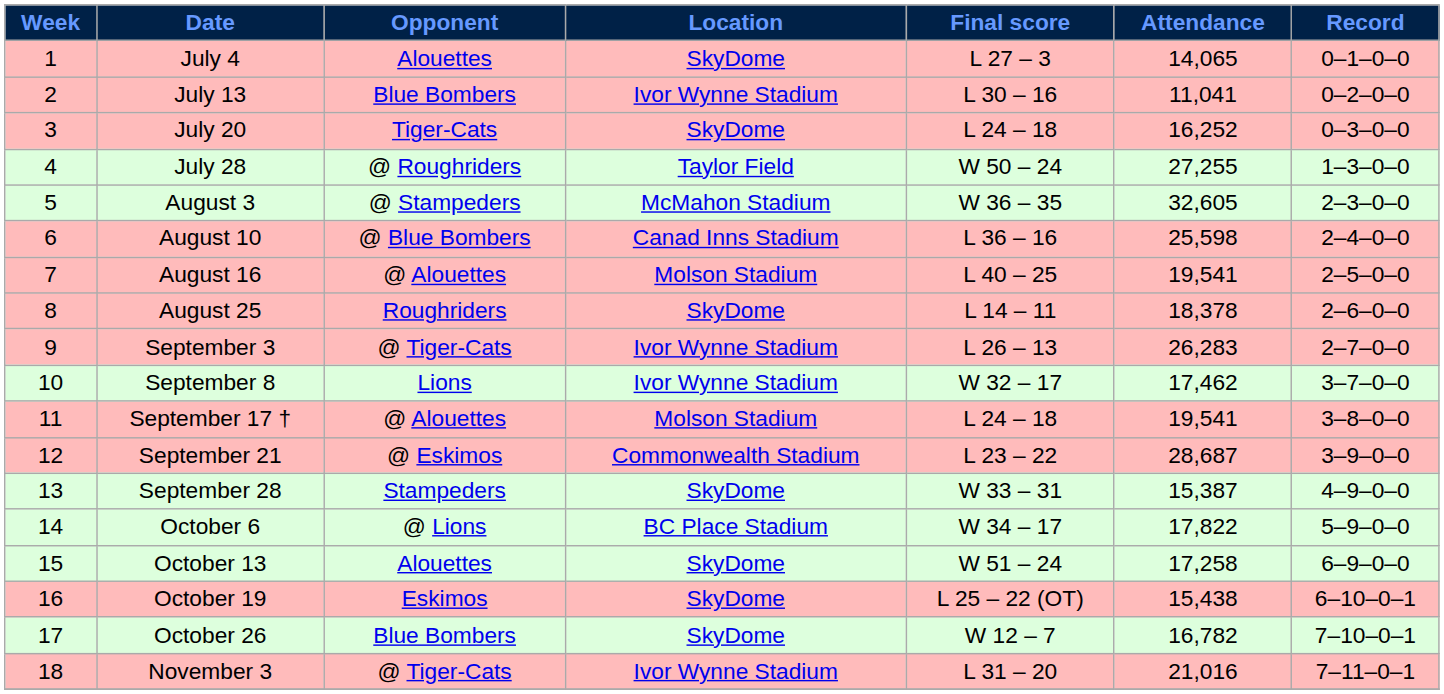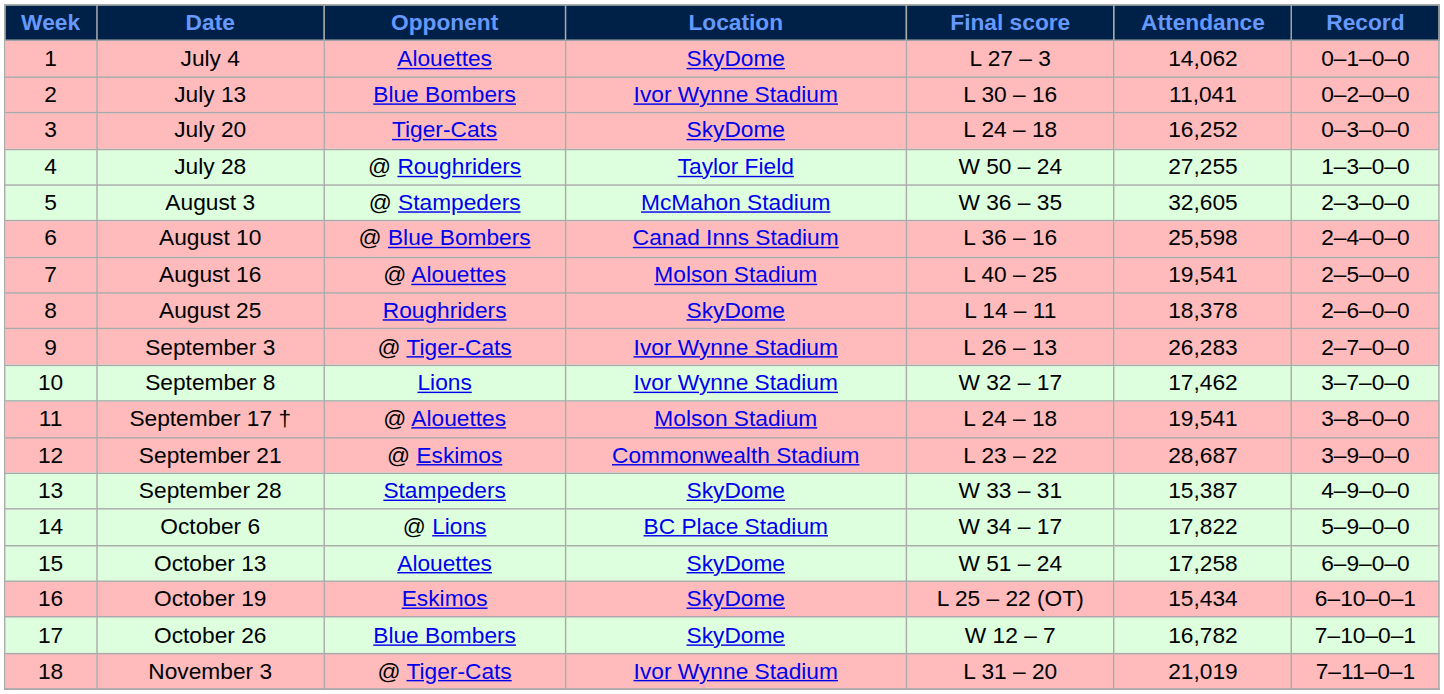(1203, 58) 14,065 -> (1203, 58) 14,062
(1203, 599) 15,438 -> (1203, 599) 15,434
(1203, 671) 21,016 -> (1203, 671) 21,019
